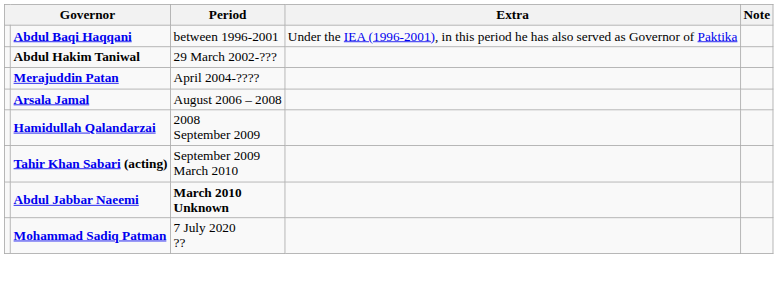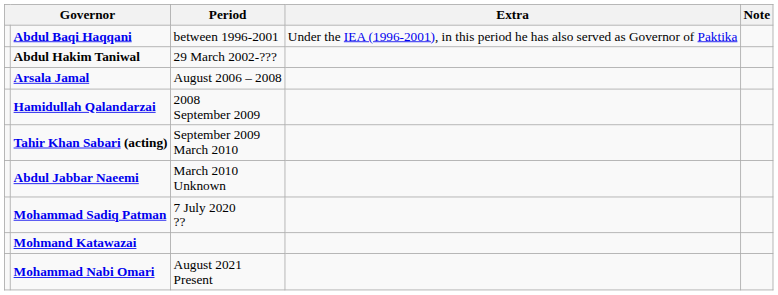- row: (66, 78)
(208, 199) bold -> (206, 178) normal
+ row: (75, 243)
+ row: (84, 271)
